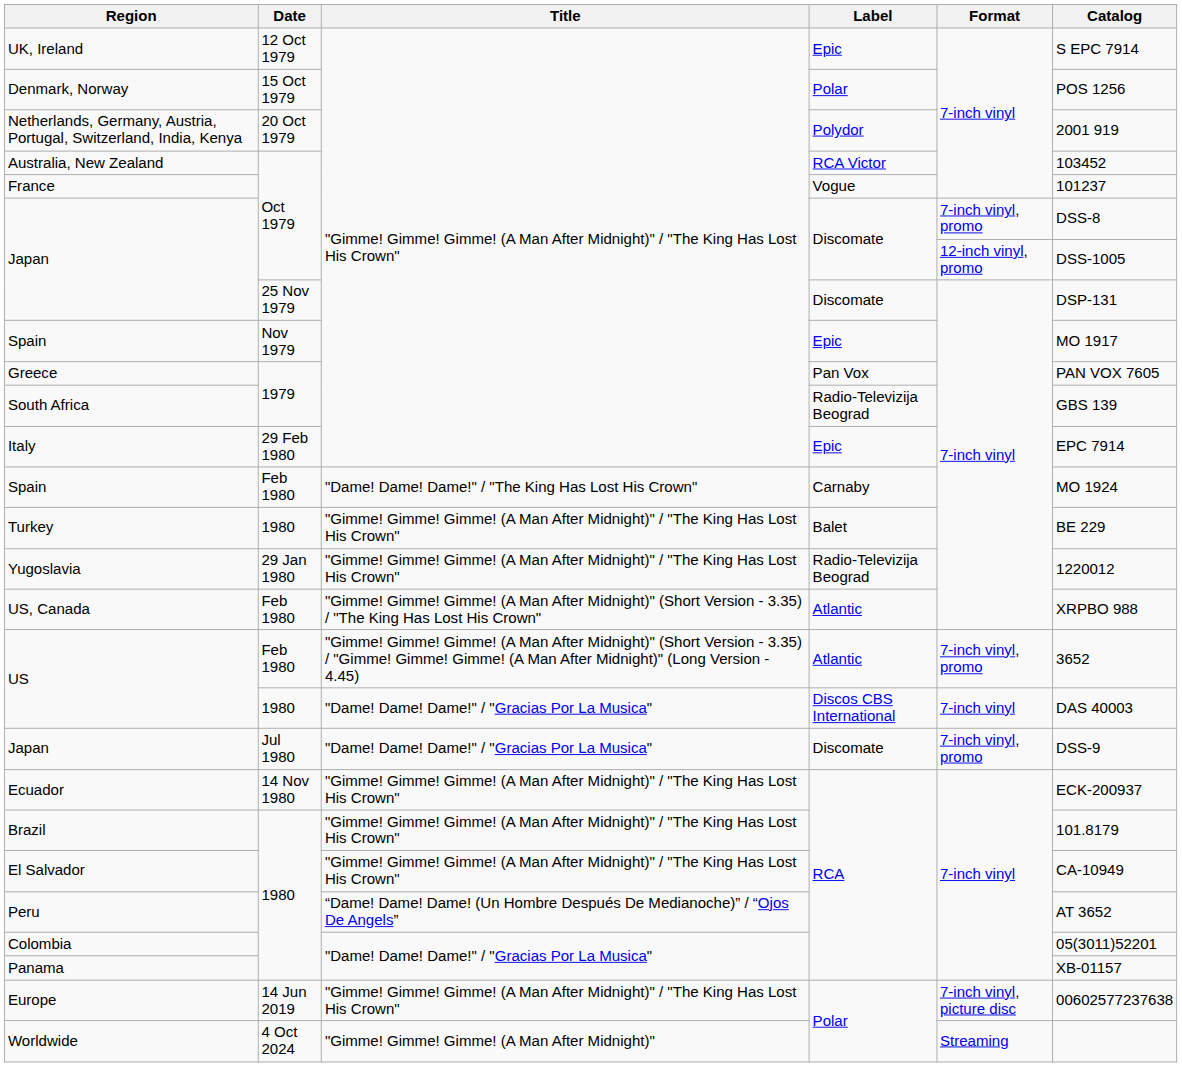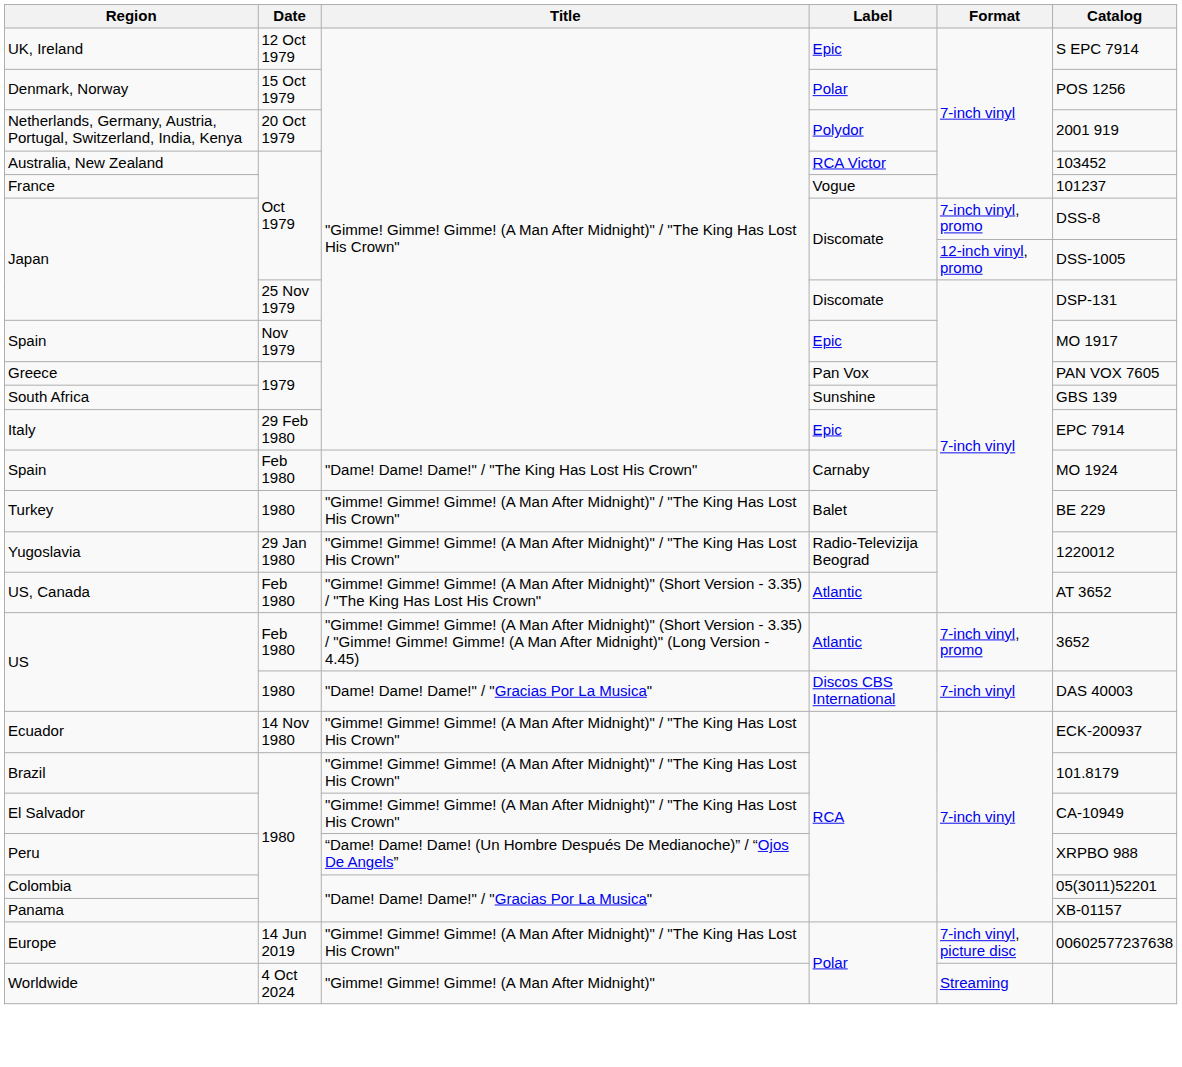(865, 405) Radio-Televizija Beograd -> (844, 397) Sunshine
(1097, 609) XRPBO 988 -> (1084, 592) AT 3652
- row: (28, 748)
(1084, 911) AT 3652 -> (1097, 854) XRPBO 988
